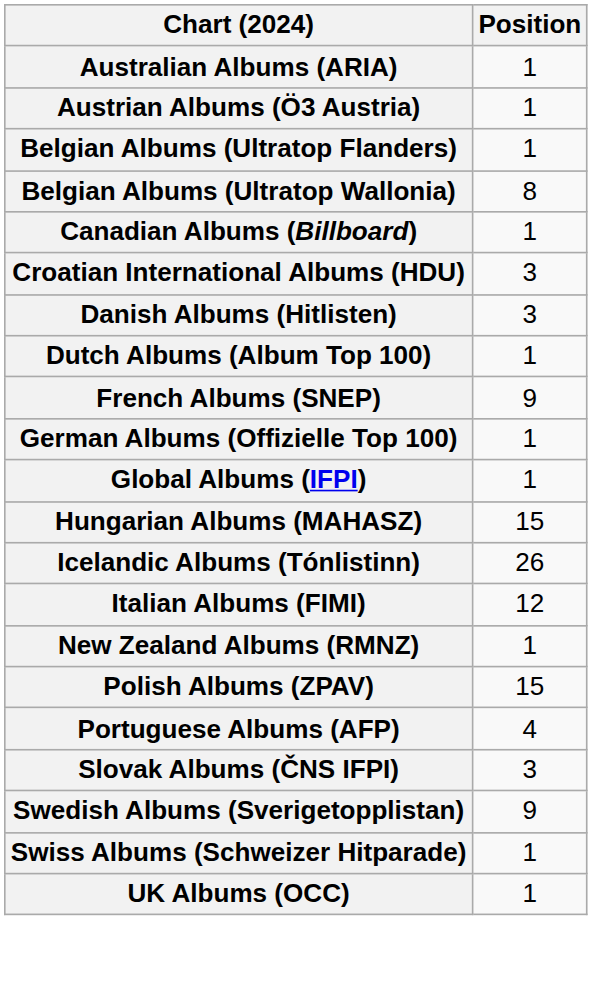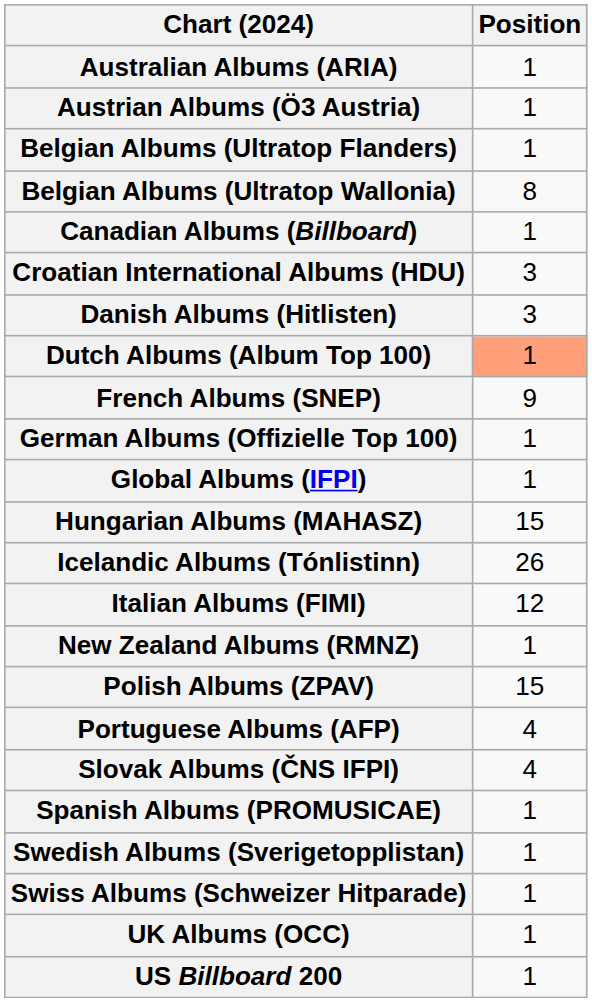(530, 356) no background -> (530, 356) lightsalmon background
(530, 769) 3 -> (530, 769) 4
+ row: (239, 811)
(530, 811) 9 -> (530, 852) 1
+ row: (239, 976)
